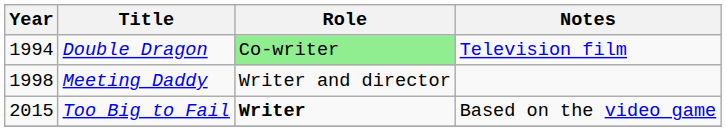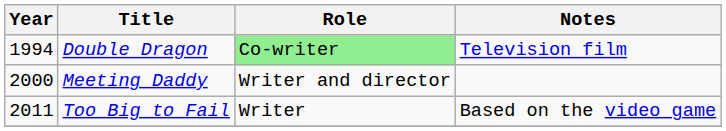(31, 80) 1998 -> (31, 80) 2000
(31, 111) 2015 -> (31, 111) 2011
(272, 111) bold -> (272, 111) normal
